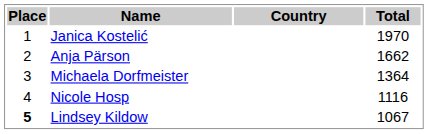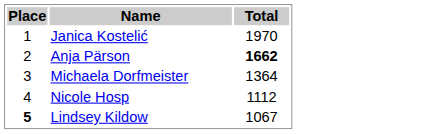- column: (299, 16)
(393, 56) normal -> (262, 56) bold
(393, 97) 1116 -> (262, 97) 1112
